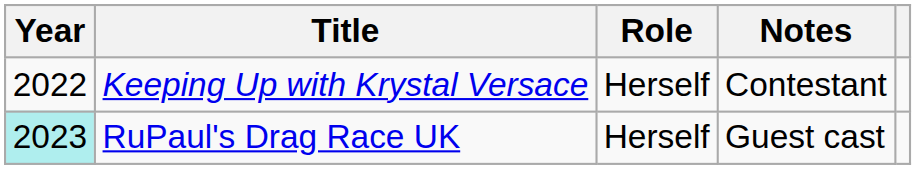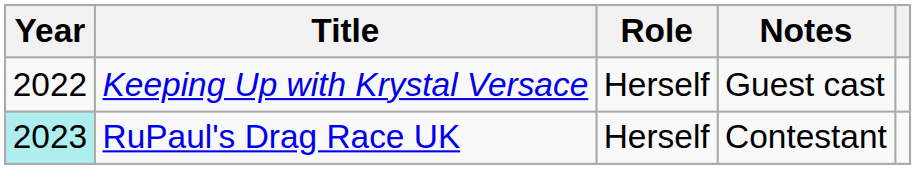(806, 84) Contestant -> (805, 84) Guest cast
(805, 137) Guest cast -> (806, 137) Contestant
